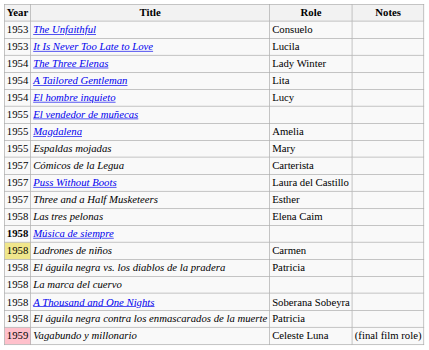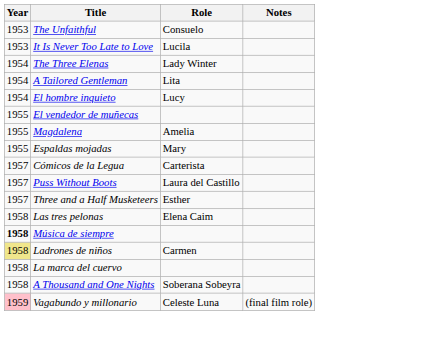- row: (129, 268)
- row: (150, 319)
